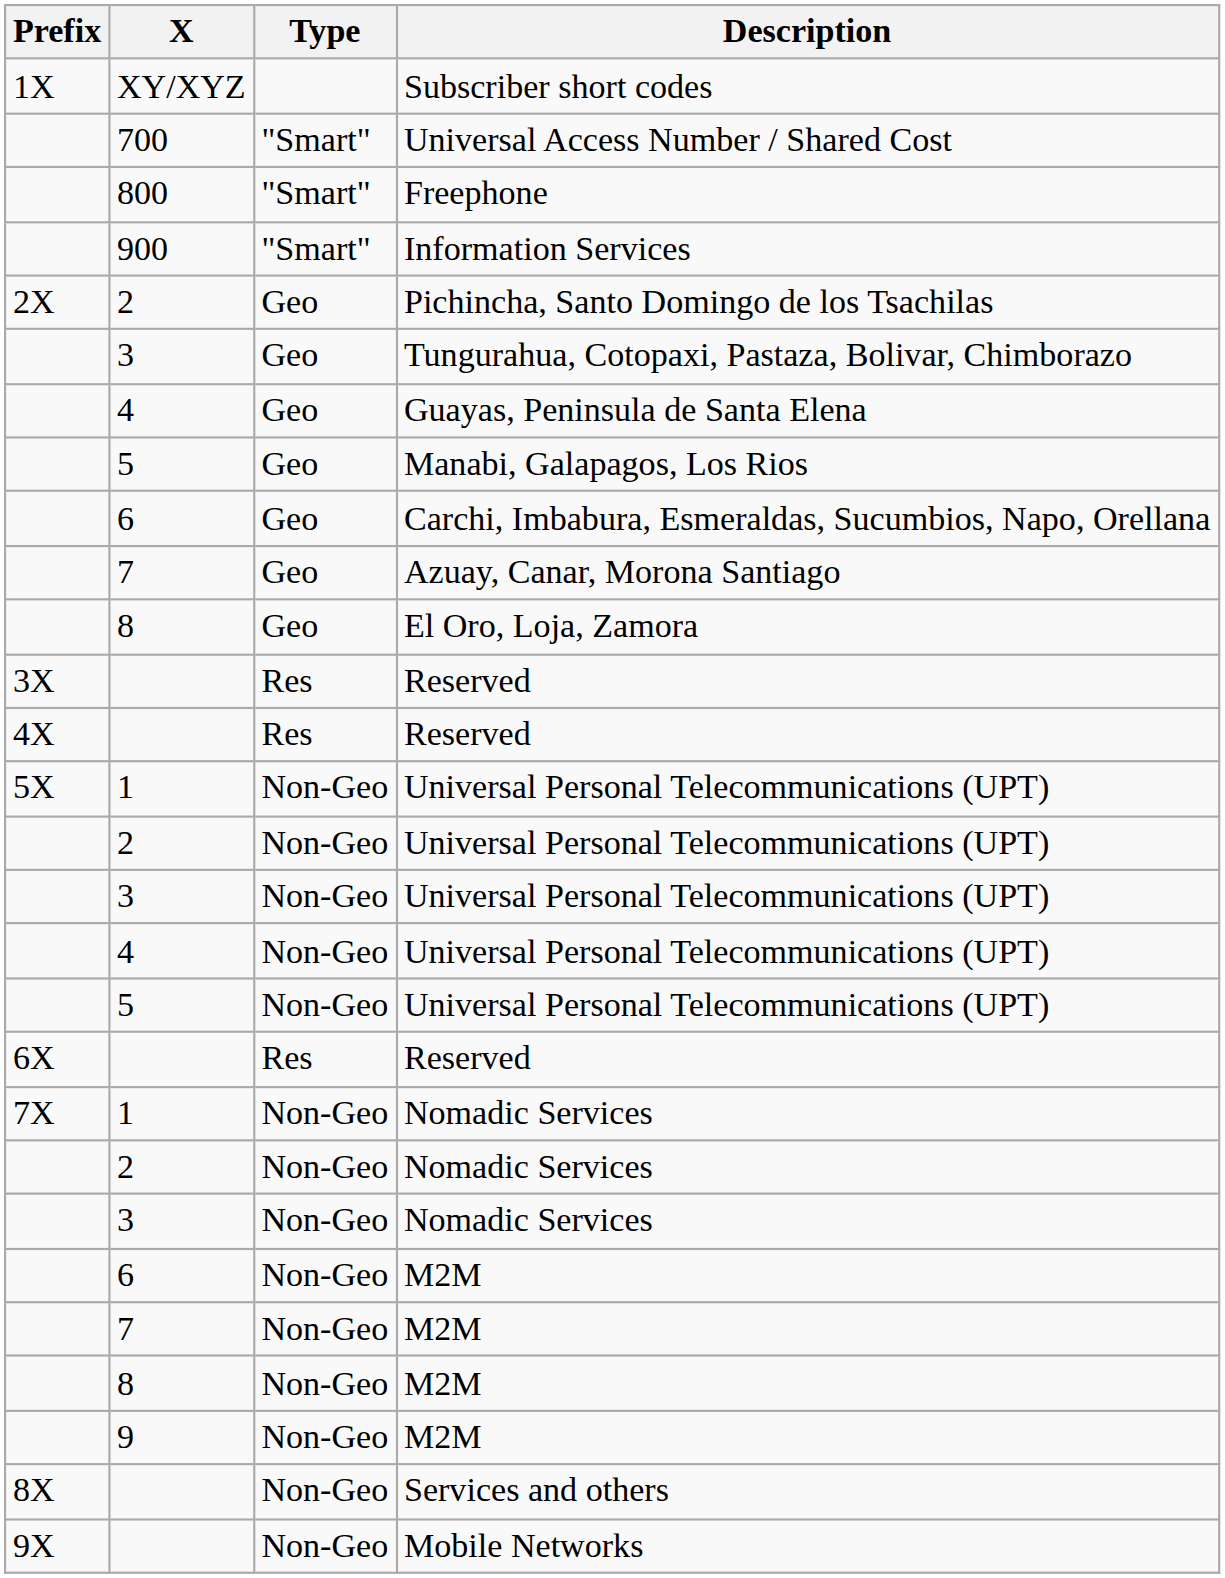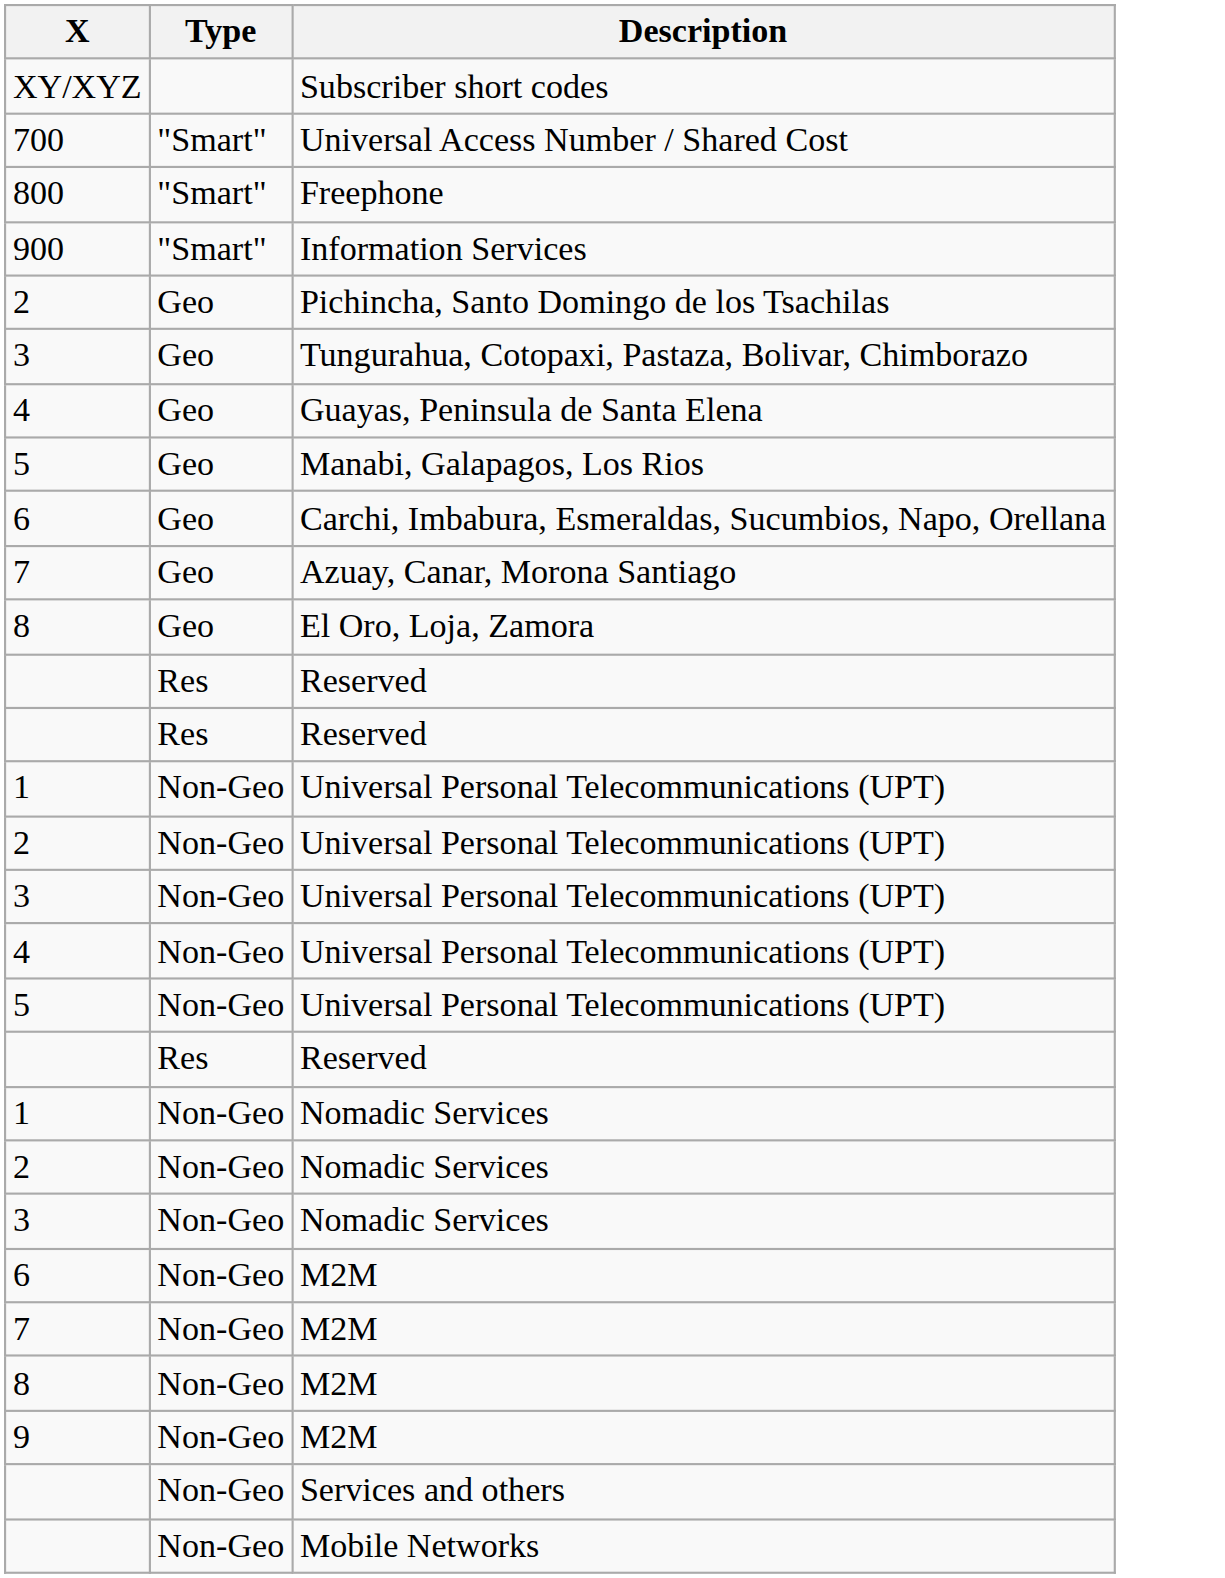- column: (57, 31)
